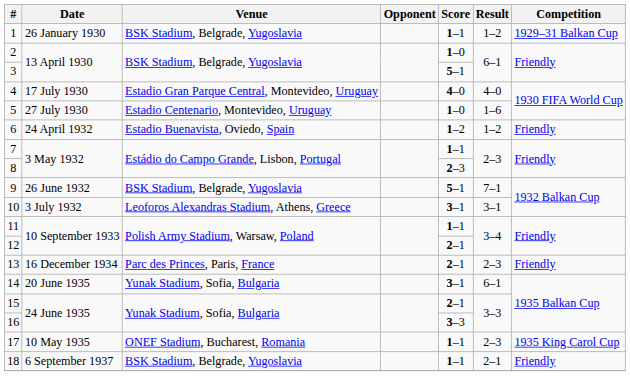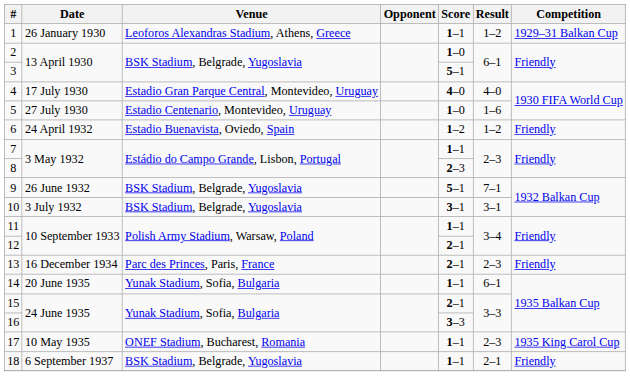(214, 33) BSK Stadium, Belgrade, Yugoslavia -> (238, 33) Leoforos Alexandras Stadium, Athens, Greece
(238, 206) Leoforos Alexandras Stadium, Athens, Greece -> (214, 206) BSK Stadium, Belgrade, Yugoslavia
(456, 284) 3–1 -> (456, 284) 1–1
